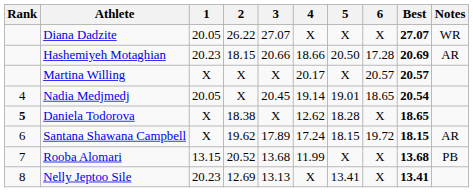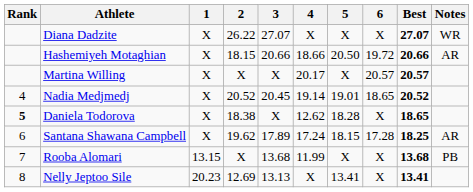(206, 34) 20.05 -> (206, 34) X
(206, 55) 20.23 -> (206, 55) X
(380, 55) 17.28 -> (380, 55) 19.72
(415, 55) 20.69 -> (415, 55) 20.66
(206, 95) 20.05 -> (206, 95) X
(241, 95) X -> (241, 95) 20.52
(415, 95) 20.54 -> (415, 95) 20.52
(380, 136) 19.72 -> (380, 136) 17.28
(415, 136) 18.15 -> (415, 136) 18.25
(241, 156) 20.52 -> (241, 156) X
